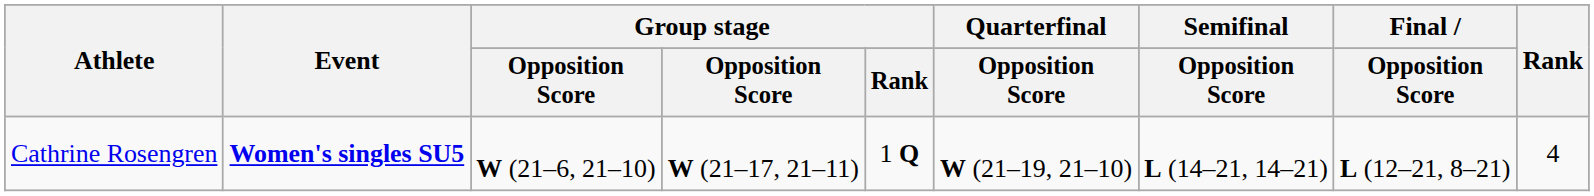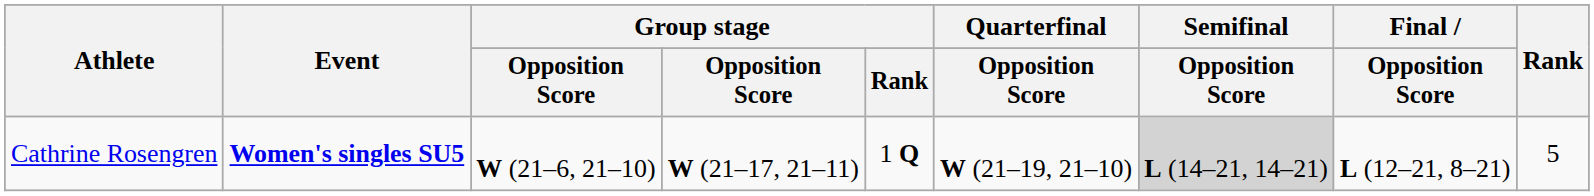(1236, 168) no background -> (1236, 168) lightgrey background
(1553, 153) 4 -> (1553, 153) 5
